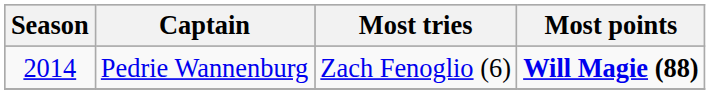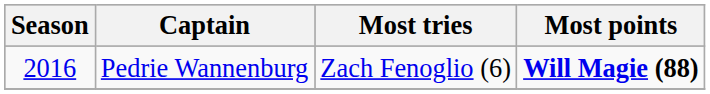(50, 67) 2014 -> (50, 67) 2016
